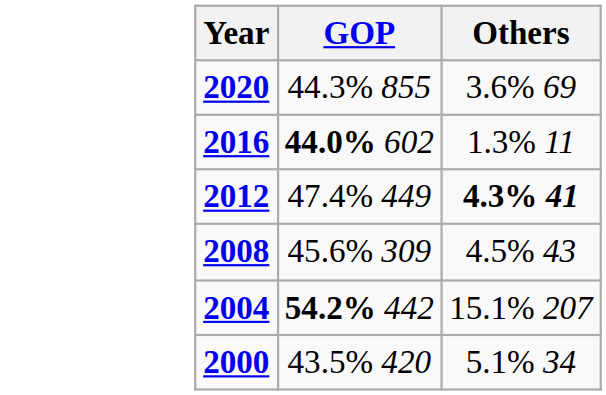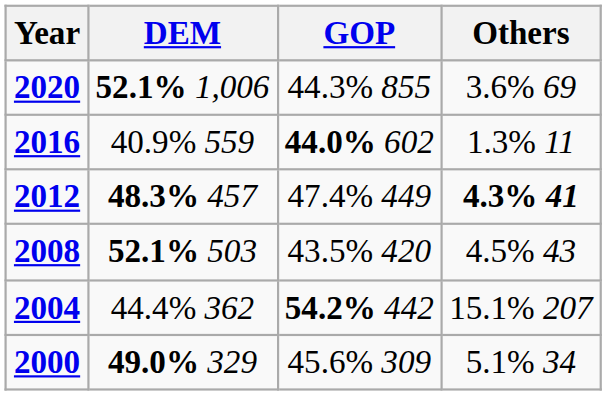+ column: (182, 32)
(359, 251) 45.6% 309 -> (359, 251) 43.5% 420
(359, 360) 43.5% 420 -> (359, 360) 45.6% 309
